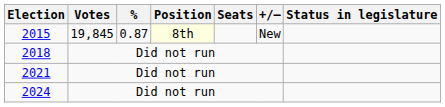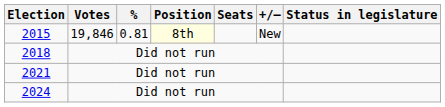(92, 34) 19,845 -> (92, 34) 19,846
(134, 34) 0.87 -> (134, 34) 0.81
